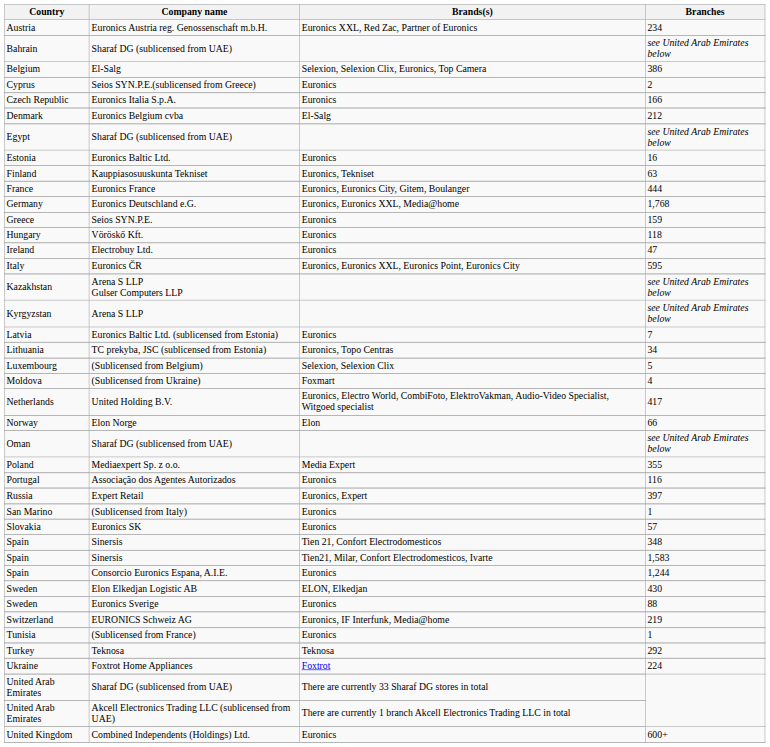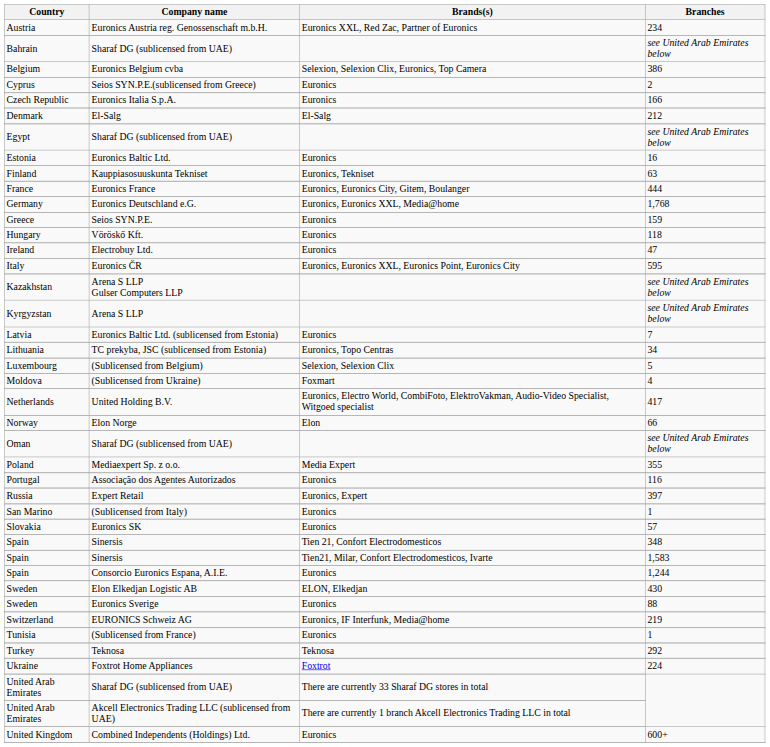(106, 69) El-Salg -> (137, 69) Euronics Belgium cvba
(137, 116) Euronics Belgium cvba -> (106, 116) El-Salg
